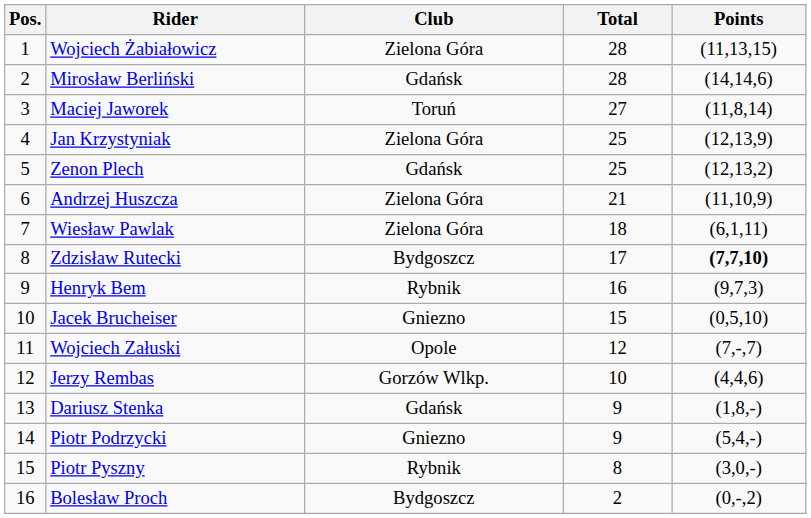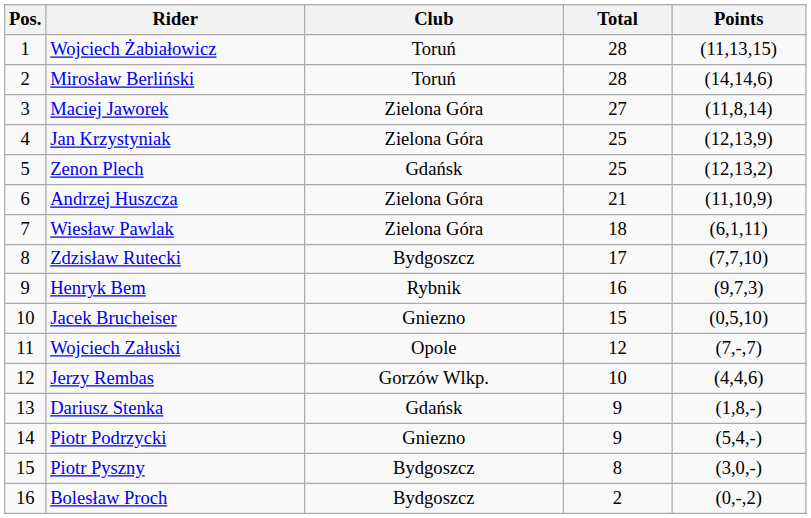(434, 49) Zielona Góra -> (434, 49) Toruń
(434, 79) Gdańsk -> (434, 79) Toruń
(434, 109) Toruń -> (434, 109) Zielona Góra
(739, 258) bold -> (739, 258) normal
(434, 468) Rybnik -> (434, 468) Bydgoszcz
